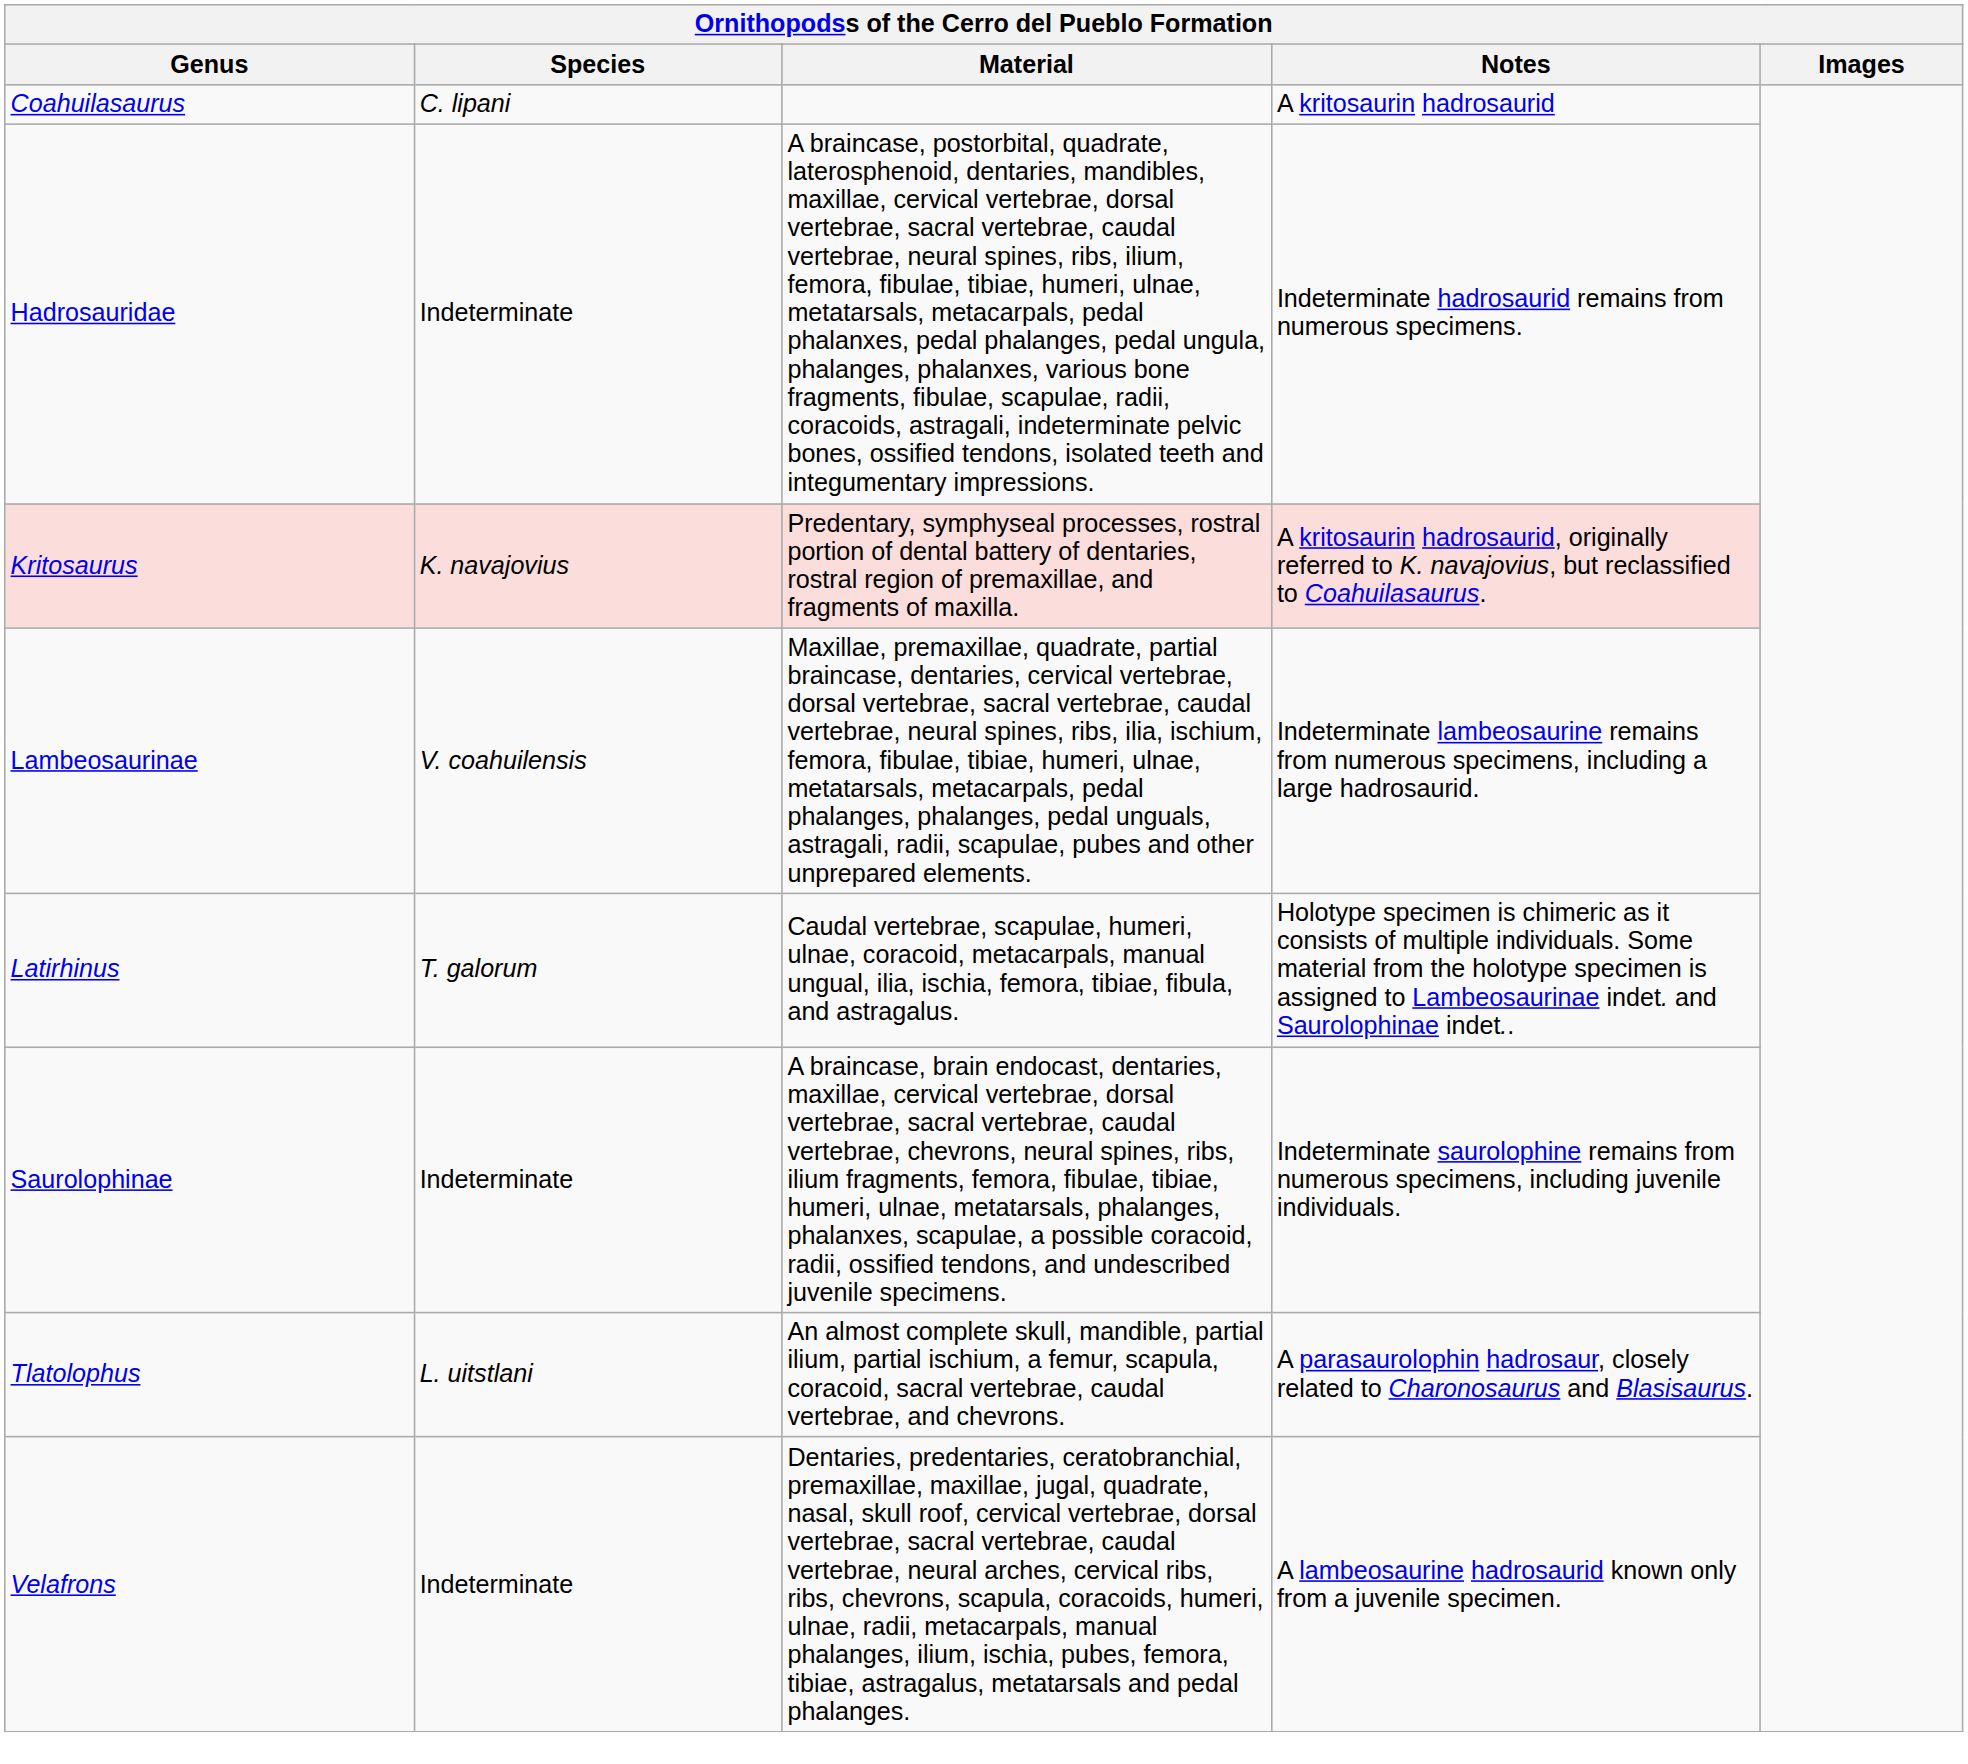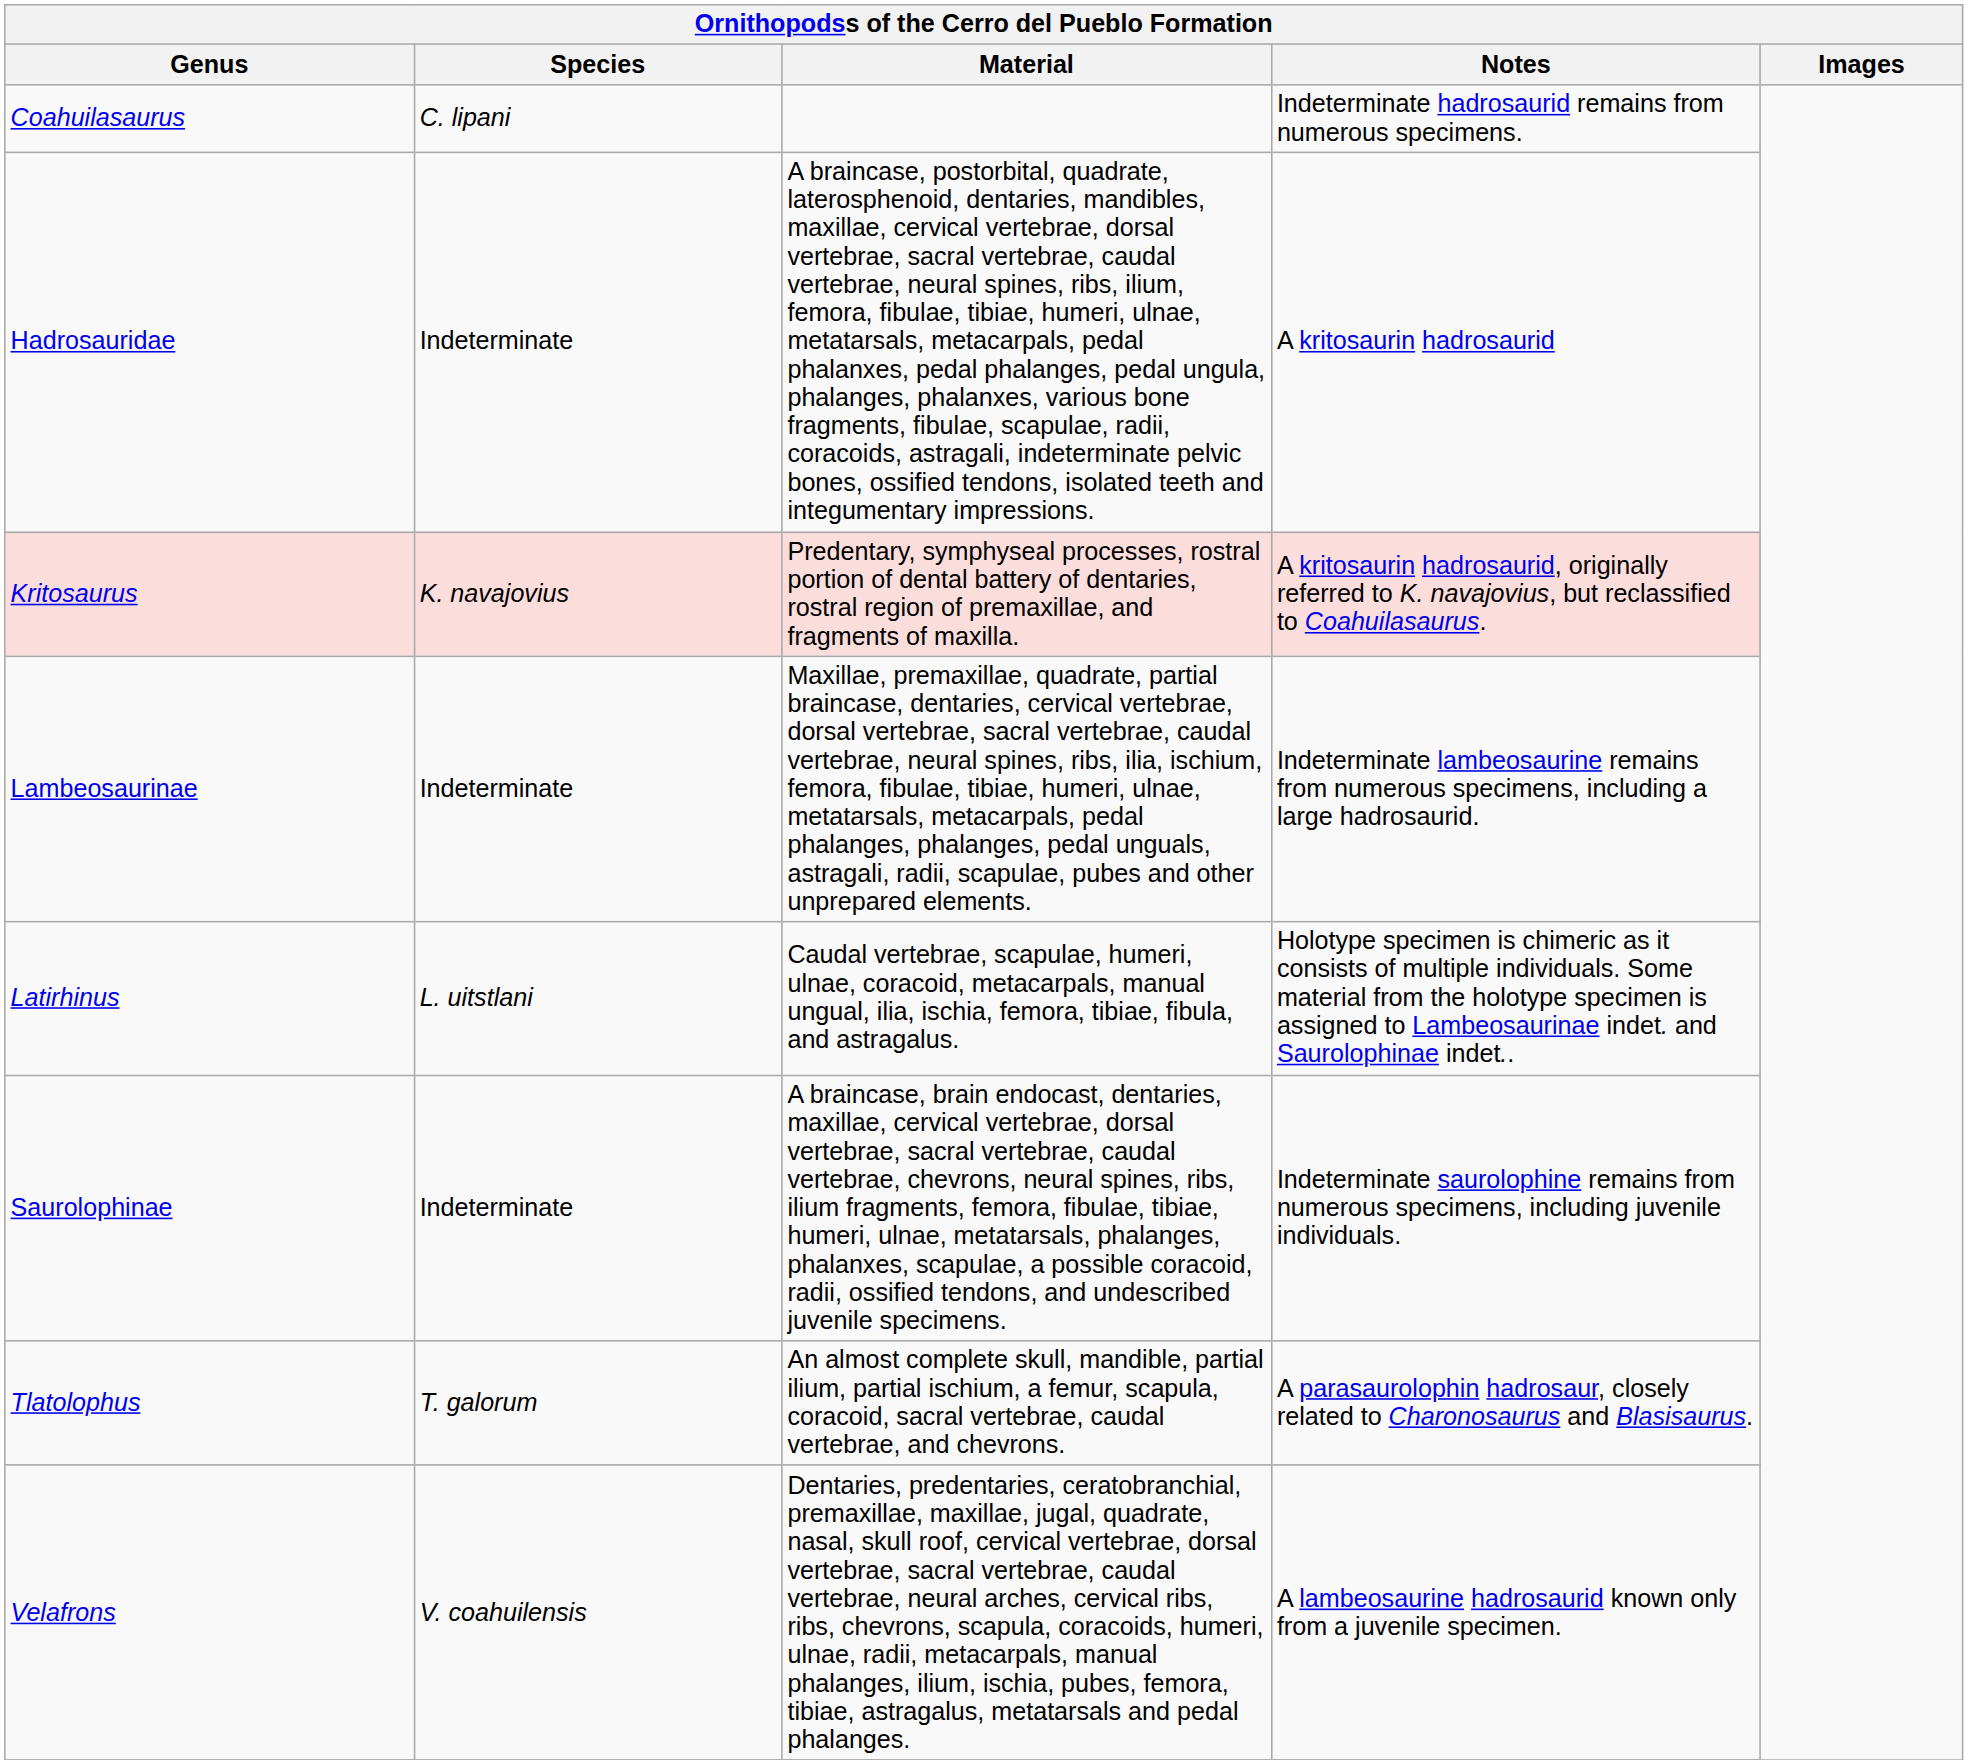(1416, 104) A kritosaurin hadrosaurid -> (1500, 118) Indeterminate hadrosaurid remains from numerous specimens.
(1500, 313) Indeterminate hadrosaurid remains from numerous specimens. -> (1416, 341) A kritosaurin hadrosaurid
(503, 760) V. coahuilensis -> (496, 788) Indeterminate
(479, 969) T. galorum -> (476, 998) L. uitstlani
(476, 1374) L. uitstlani -> (479, 1402) T. galorum
(496, 1584) Indeterminate -> (503, 1612) V. coahuilensis
